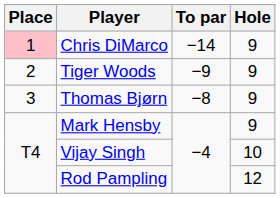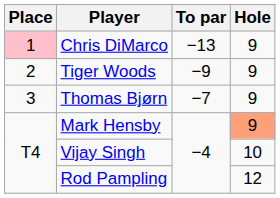(201, 44) −14 -> (201, 44) −13
(201, 98) −8 -> (201, 98) −7
(253, 125) no background -> (253, 125) lightsalmon background
